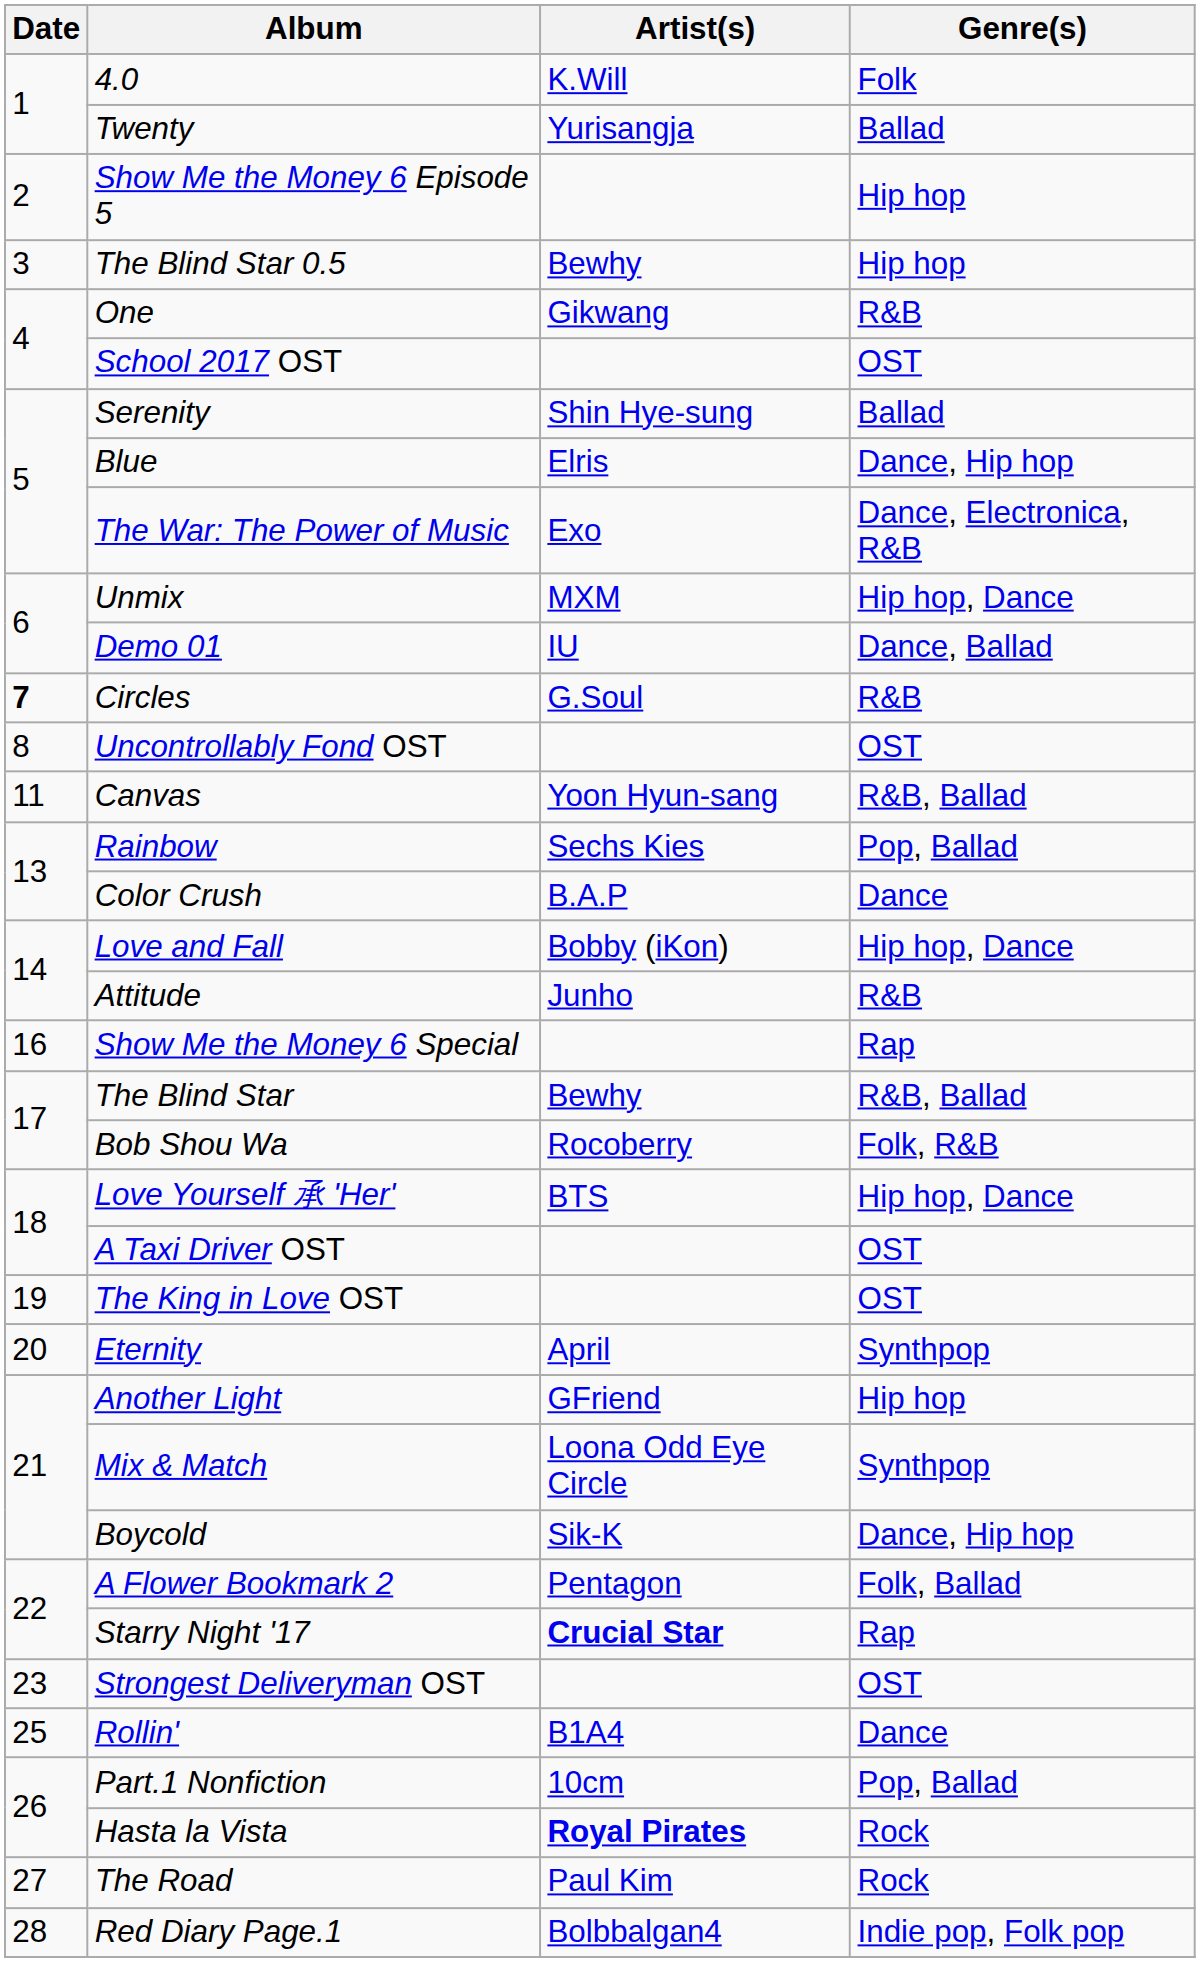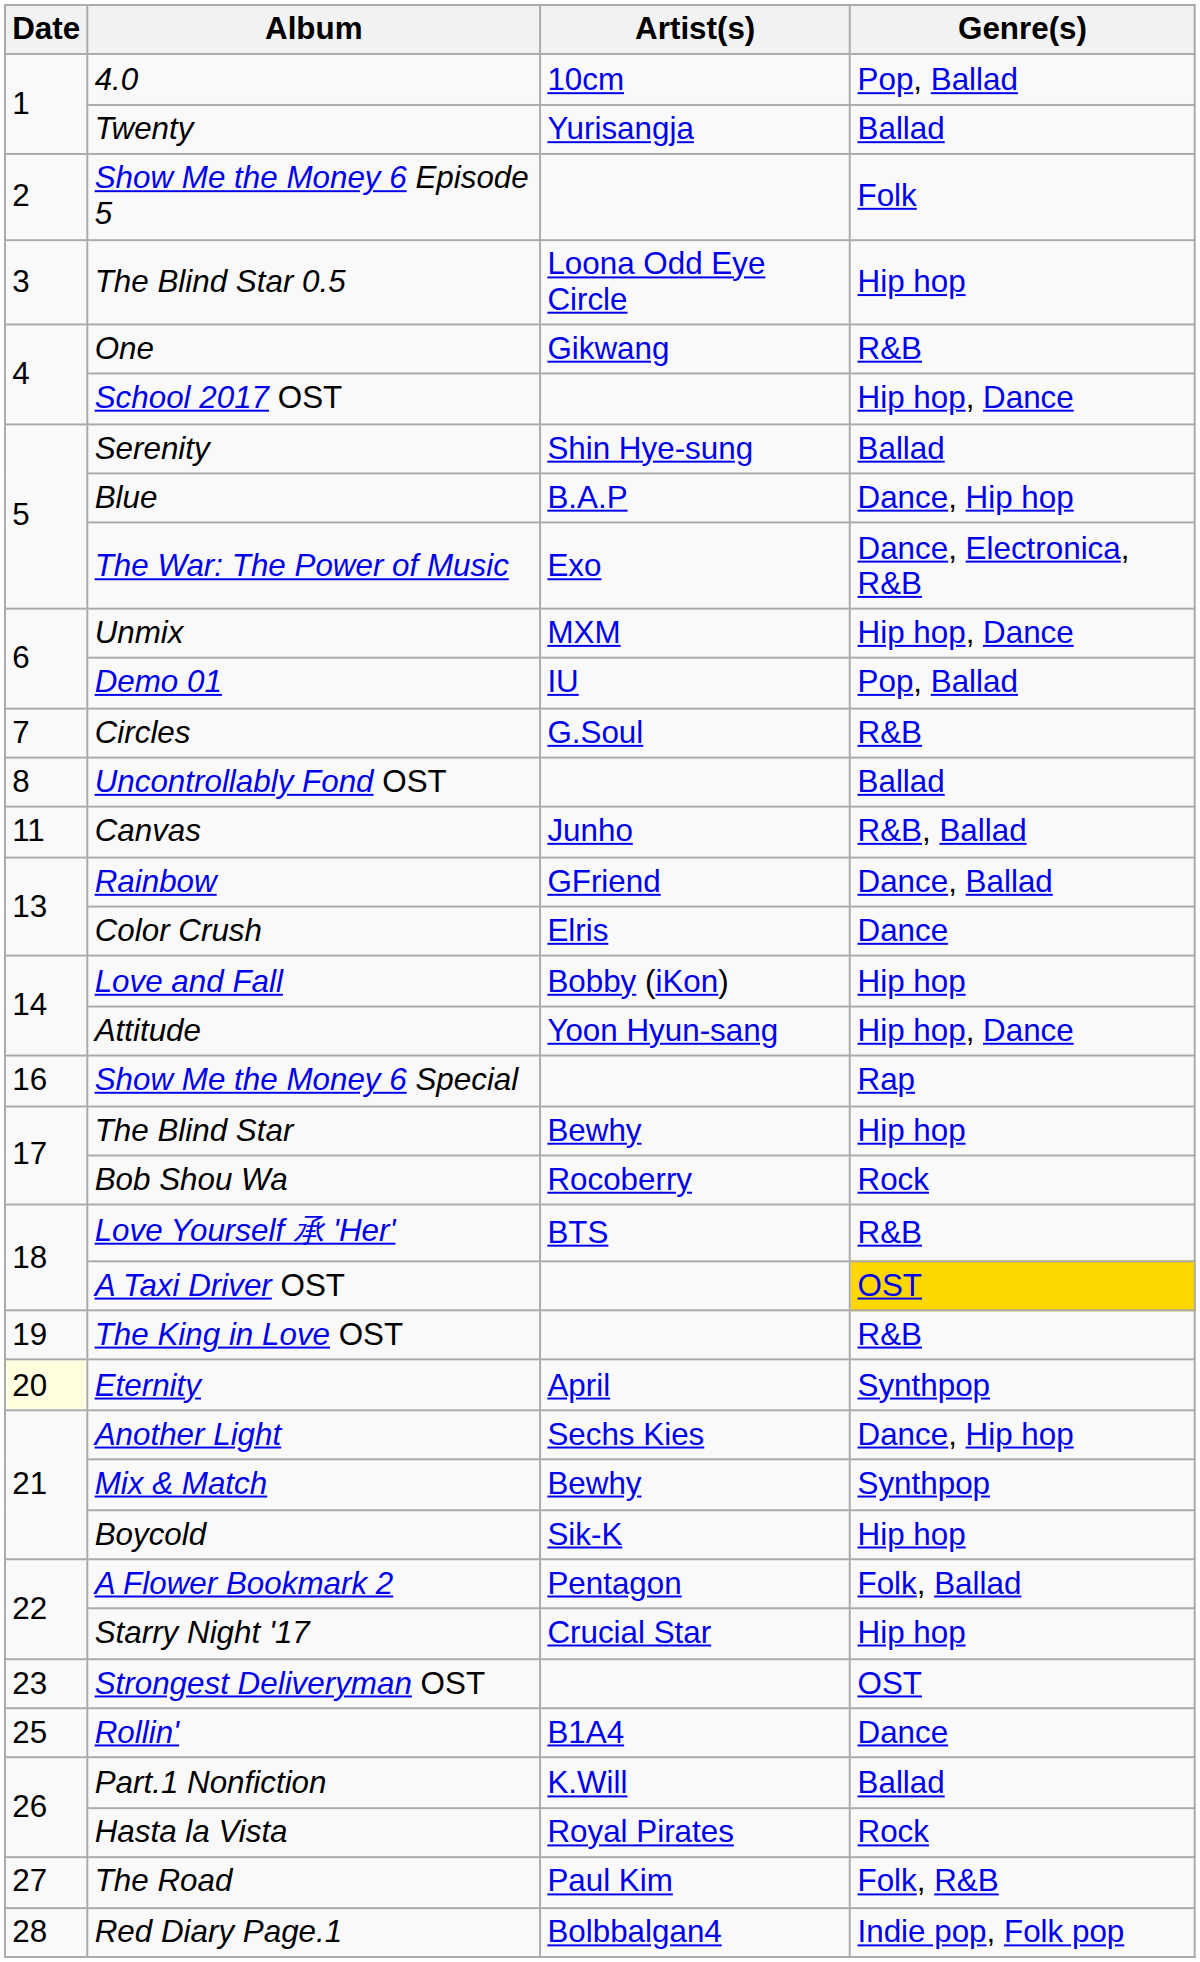(587, 79) K.Will -> (586, 79) 10cm
(887, 79) Folk -> (938, 79) Pop, Ballad
(912, 196) Hip hop -> (887, 196) Folk
(594, 263) Bewhy -> (656, 281) Loona Odd Eye Circle
(890, 363) OST -> (966, 398) Hip hop, Dance
(578, 462) Elris -> (587, 497) B.A.P
(955, 647) Dance, Ballad -> (938, 682) Pop, Ballad
(21, 696) bold -> (21, 732) normal
(890, 746) OST -> (901, 781) Ballad
(663, 796) Yoon Hyun-sang -> (590, 831) Junho
(626, 845) Sechs Kies -> (604, 881) GFriend
(938, 845) Pop, Ballad -> (955, 881) Dance, Ballad
(587, 895) B.A.P -> (578, 930) Elris
(966, 945) Hip hop, Dance -> (912, 980) Hip hop
(590, 995) Junho -> (663, 1030) Yoon Hyun-sang
(890, 995) R&B -> (966, 1030) Hip hop, Dance
(942, 1094) R&B, Ballad -> (912, 1129) Hip hop
(928, 1144) Folk, R&B -> (893, 1179) Rock
(966, 1197) Hip hop, Dance -> (890, 1232) R&B
(890, 1249) no background -> (890, 1284) gold background
(890, 1299) OST -> (890, 1334) R&B
(30, 1349) no background -> (30, 1384) lightyellow background
(604, 1398) GFriend -> (626, 1434) Sechs Kies
(912, 1398) Hip hop -> (966, 1434) Dance, Hip hop
(656, 1466) Loona Odd Eye Circle -> (594, 1483) Bewhy
(966, 1533) Dance, Hip hop -> (912, 1533) Hip hop
(635, 1633) bold -> (629, 1633) normal
(886, 1633) Rap -> (912, 1633) Hip hop
(586, 1782) 10cm -> (587, 1782) K.Will
(938, 1782) Pop, Ballad -> (901, 1782) Ballad
(647, 1832) bold -> (641, 1832) normal
(893, 1881) Rock -> (928, 1881) Folk, R&B
